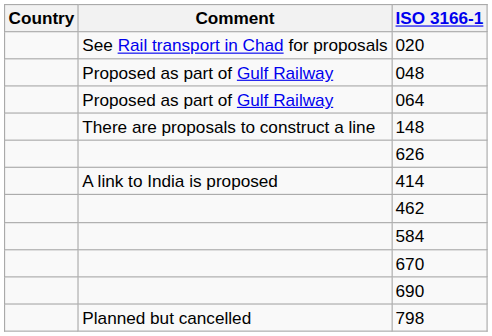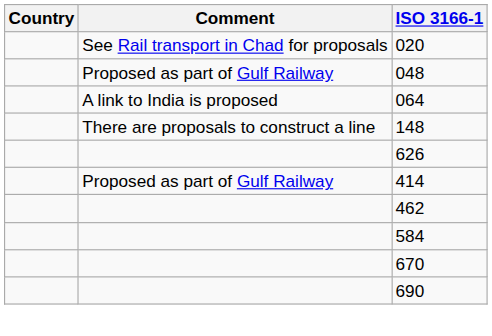(208, 100) Proposed as part of Gulf Railway -> (180, 100) A link to India is proposed
(180, 181) A link to India is proposed -> (208, 181) Proposed as part of Gulf Railway
- row: (410, 317)
